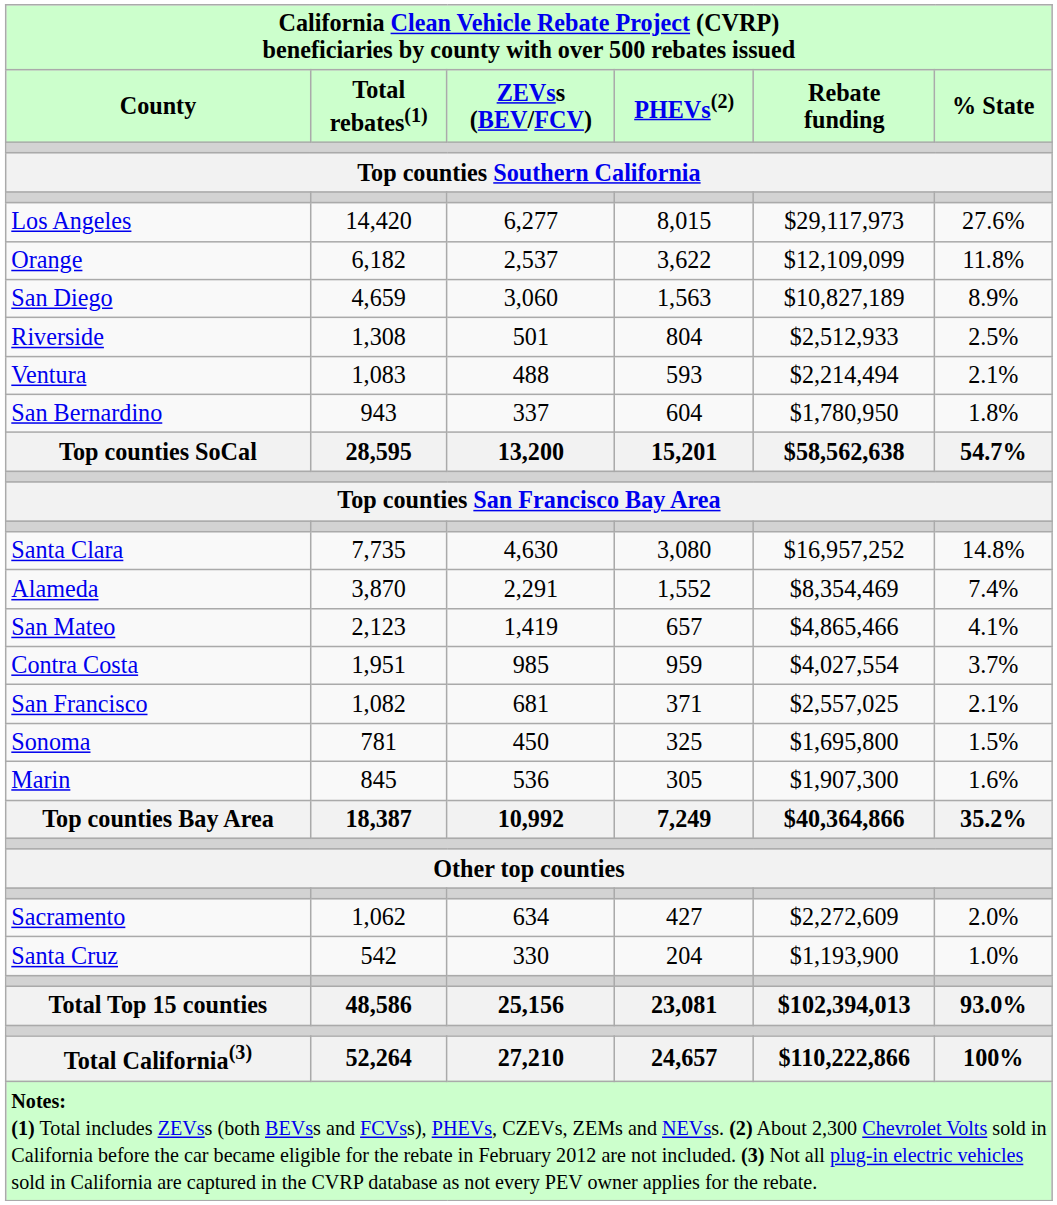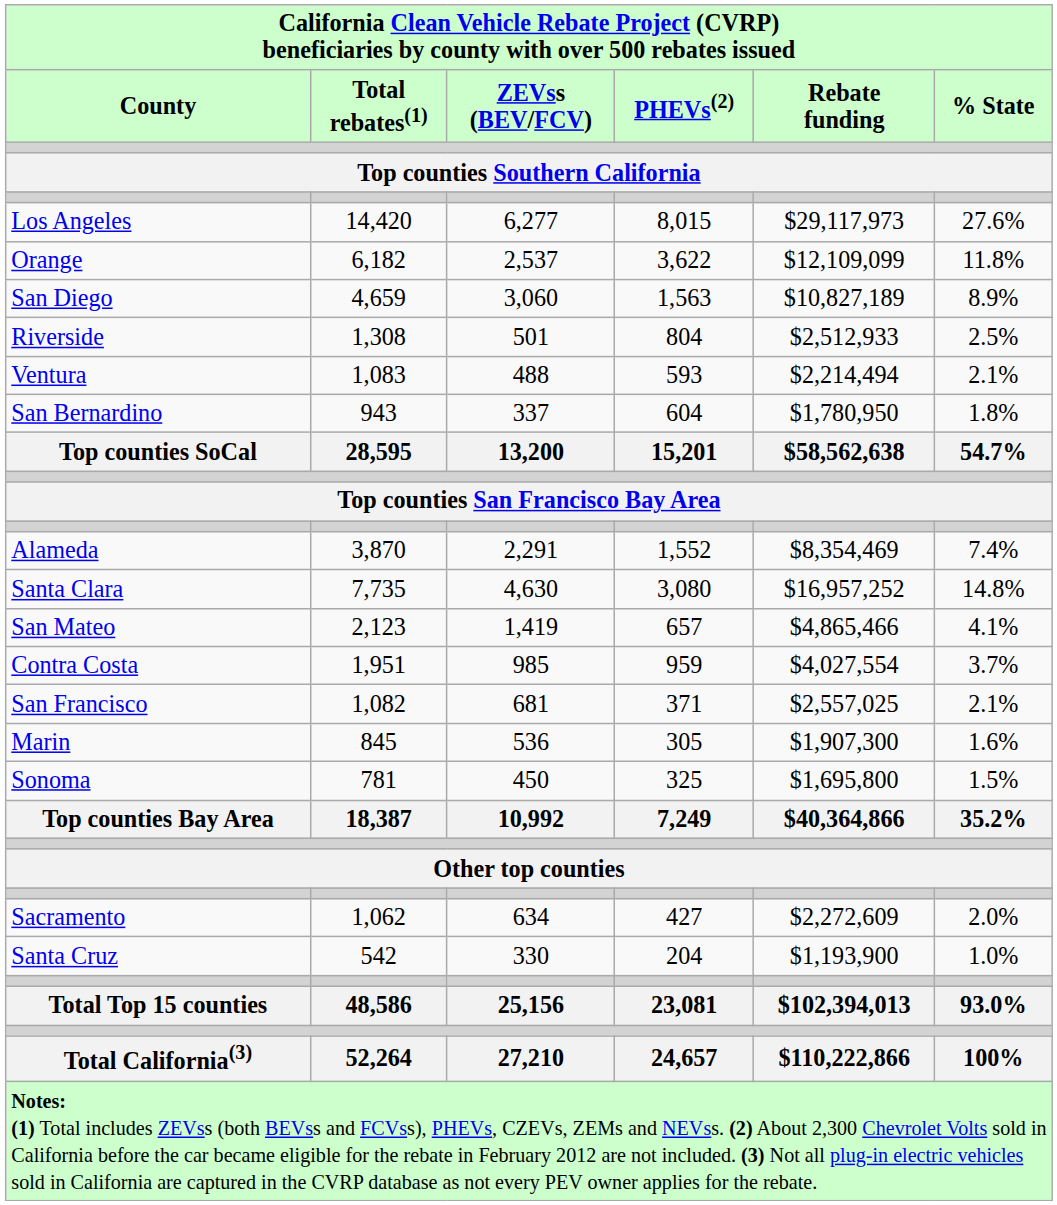rows swapped: (67, 550) <-> (55, 588)
rows swapped: (41, 780) <-> (51, 742)
